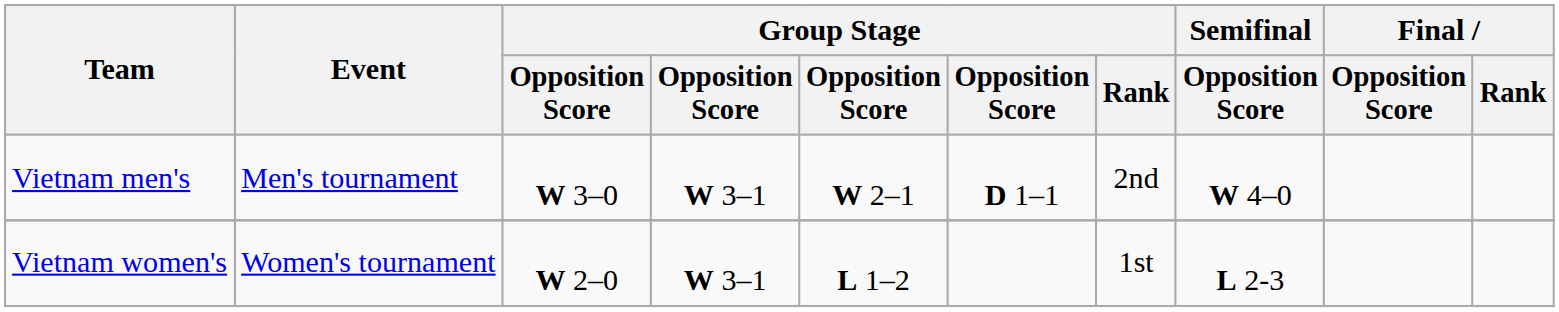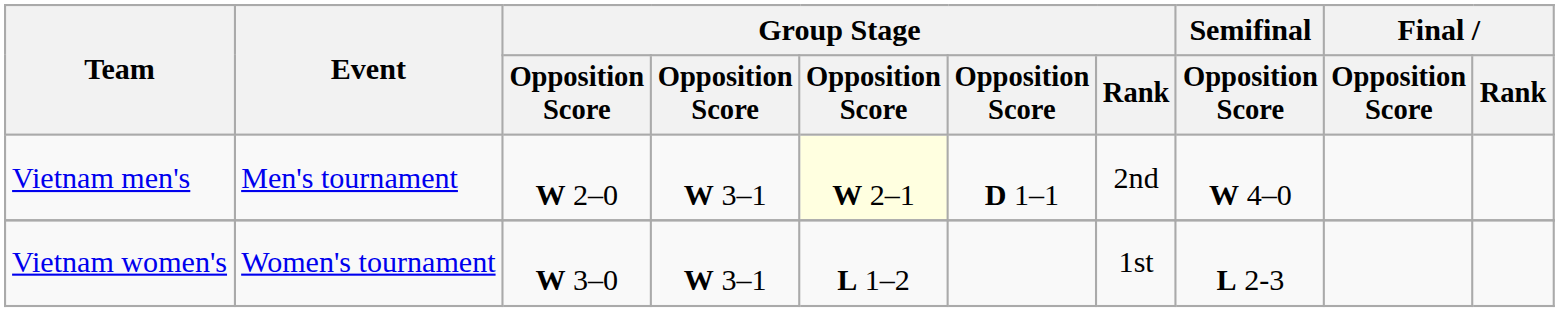(577, 195) W 3–0 -> (577, 195) W 2–0
(874, 195) no background -> (874, 195) lightyellow background
(577, 280) W 2–0 -> (577, 280) W 3–0
